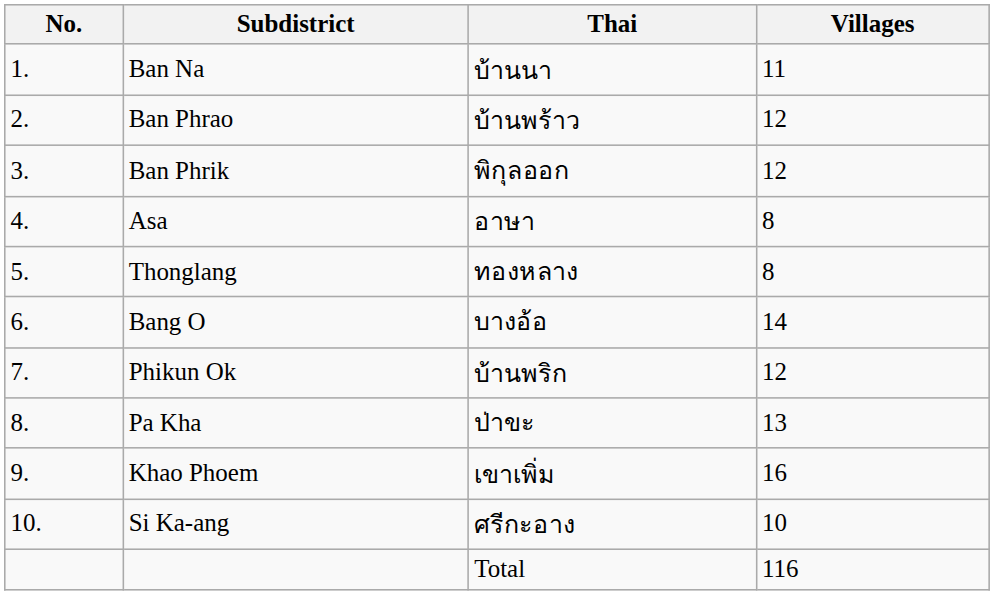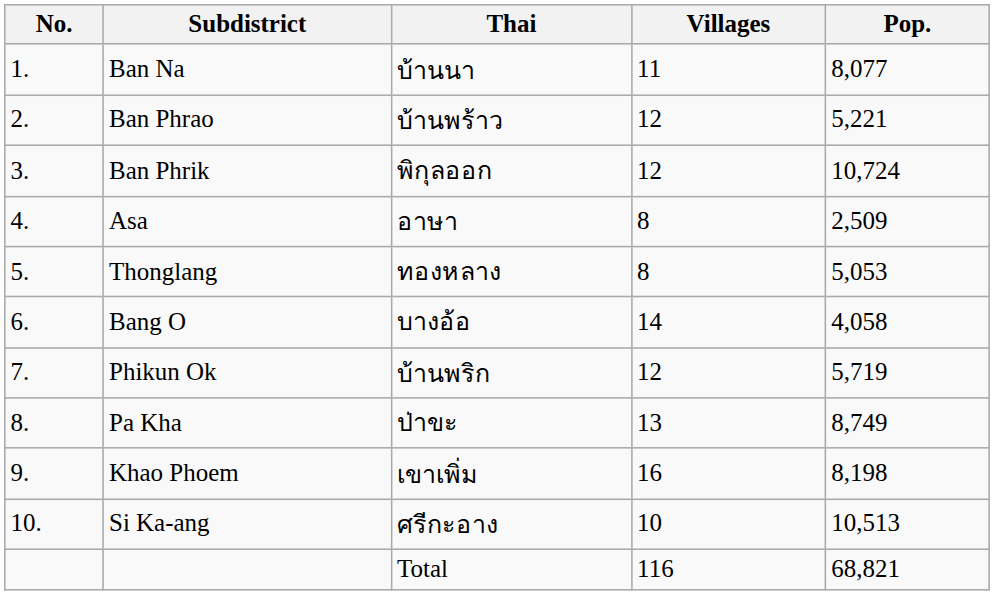+ column: (907, 24)
